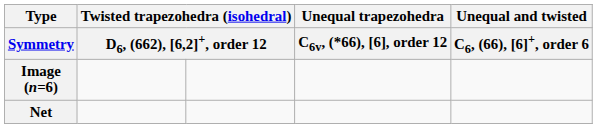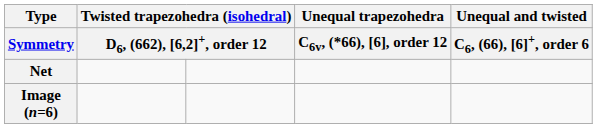rows swapped: (41, 79) <-> (41, 111)
